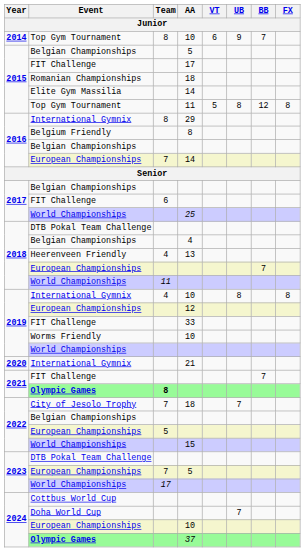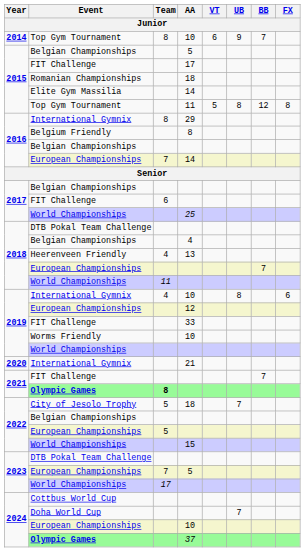(288, 296) 8 -> (288, 296) 6
(166, 405) 7 -> (166, 405) 5
